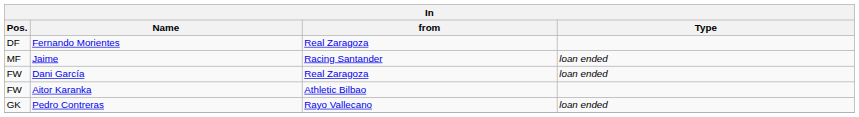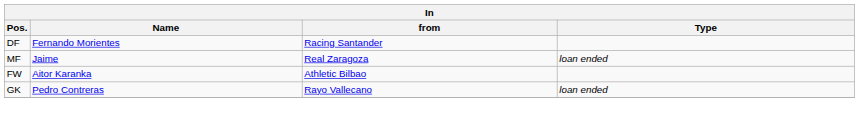(336, 43) Real Zaragoza -> (343, 43) Racing Santander
(343, 59) Racing Santander -> (336, 59) Real Zaragoza
- row: (58, 74)
